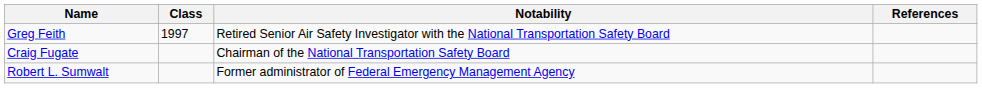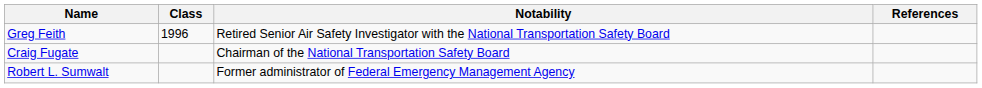(175, 33) 1997 -> (175, 33) 1996
